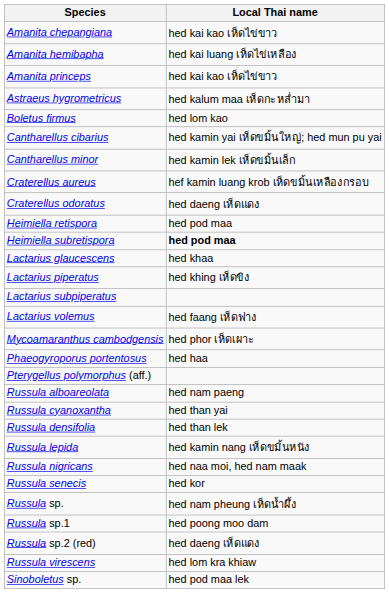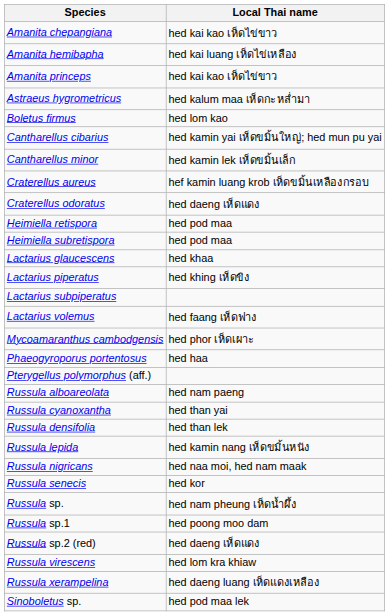(202, 241) bold -> (200, 241) normal
+ row: (58, 582)
